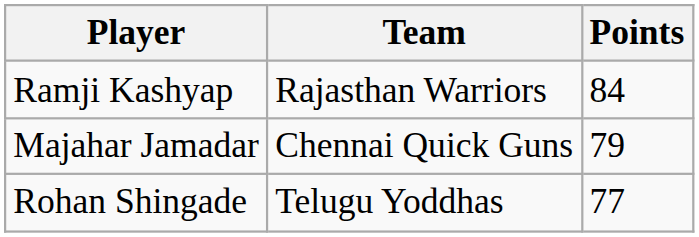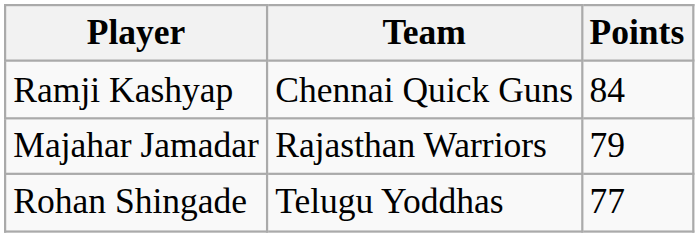(411, 88) Rajasthan Warriors -> (424, 88) Chennai Quick Guns
(424, 145) Chennai Quick Guns -> (411, 145) Rajasthan Warriors
